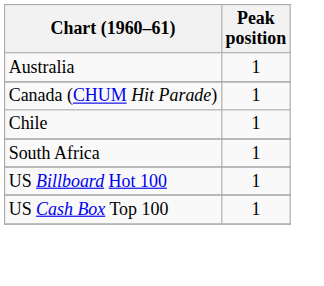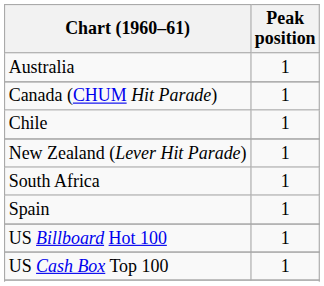+ row: (128, 152)
+ row: (29, 209)
